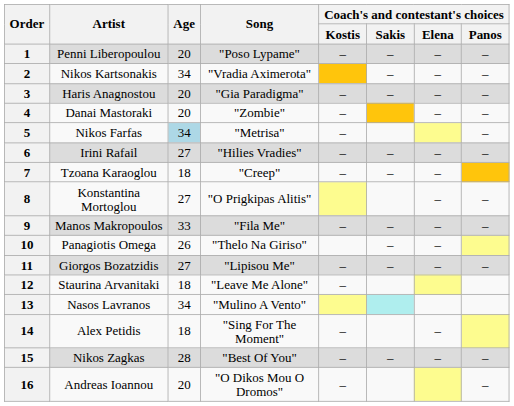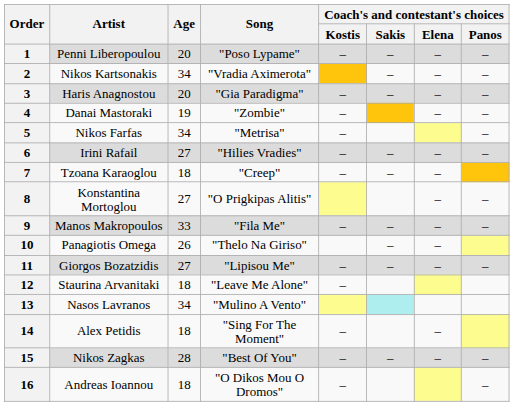(184, 113) 20 -> (184, 113) 19
(184, 133) lightblue background -> (184, 133) no background
(184, 384) 20 -> (184, 384) 18
